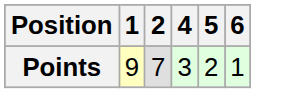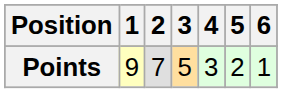+ column: (185, 26)
